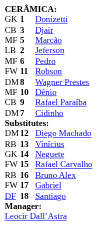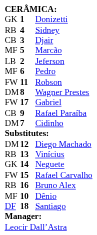+ row: (47, 30)
rows swapped: (46, 92) <-> (48, 185)
